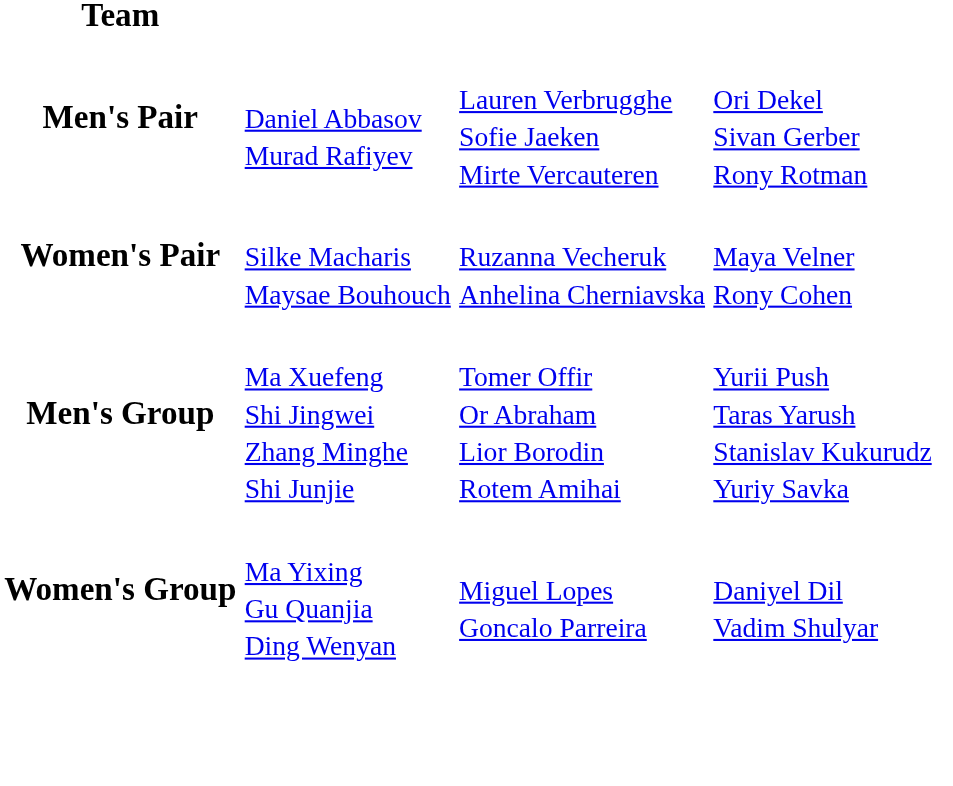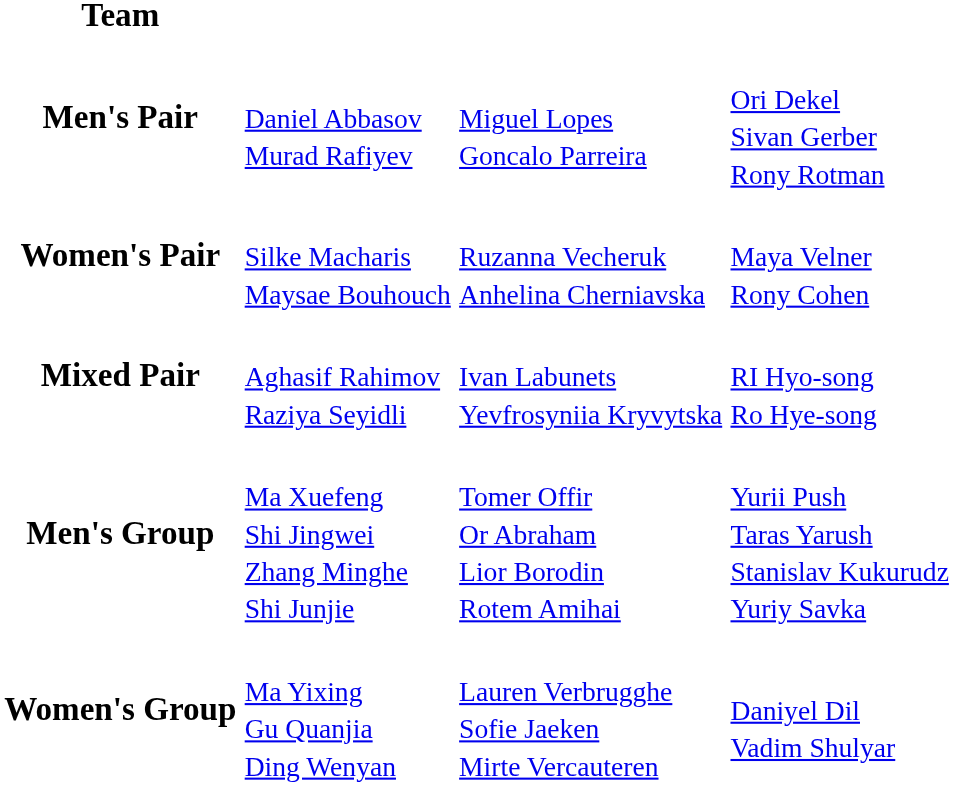(566, 137) Lauren Verbrugghe Sofie Jaeken Mirte Vercauteren -> (553, 137) Miguel Lopes Goncalo Parreira
+ row: (120, 375)
(553, 609) Miguel Lopes Goncalo Parreira -> (566, 729) Lauren Verbrugghe Sofie Jaeken Mirte Vercauteren
